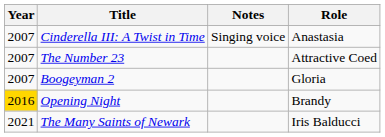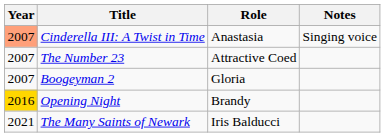columns swapped: (334, 15) <-> (248, 15)
(21, 36) no background -> (21, 36) lightsalmon background
